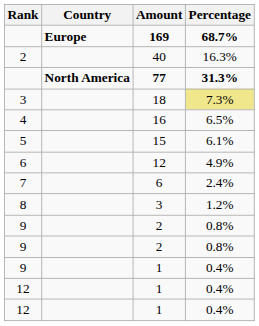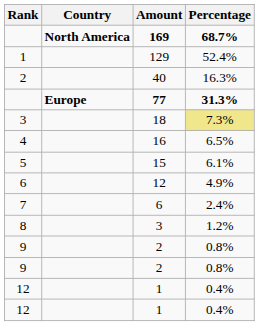(66, 36) Europe -> (87, 36) North America
+ row: (23, 57)
(87, 78) North America -> (66, 99) Europe
- row: (23, 267)
